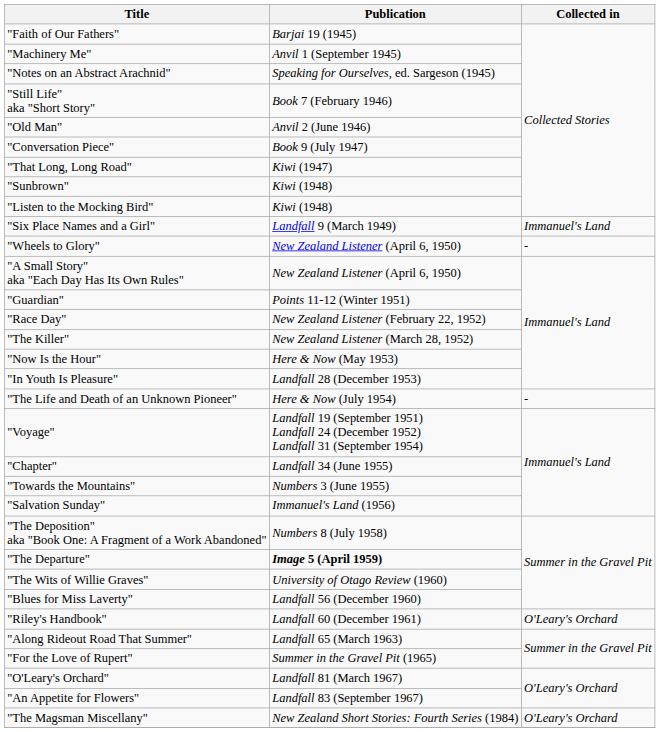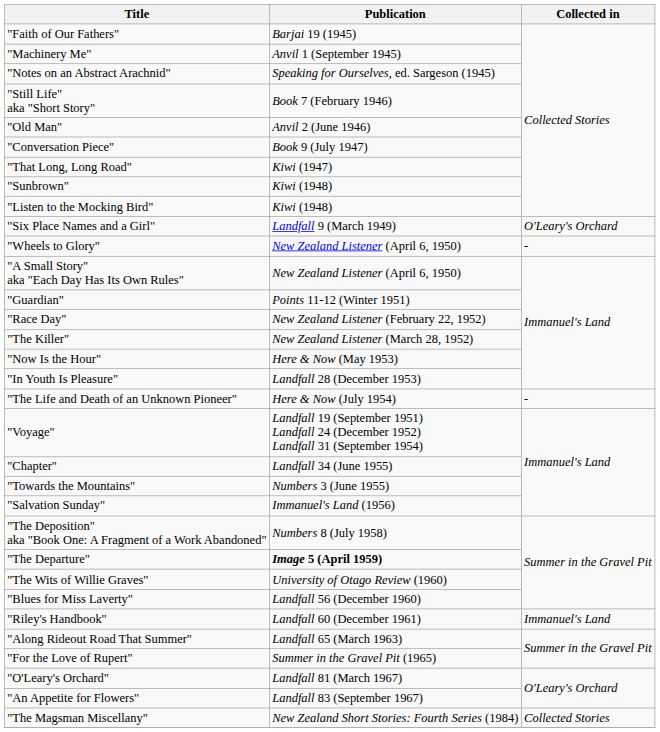(567, 226) Immanuel's Land -> (571, 226) O'Leary's Orchard
(571, 618) O'Leary's Orchard -> (567, 618) Immanuel's Land
(571, 717) O'Leary's Orchard -> (567, 717) Collected Stories
